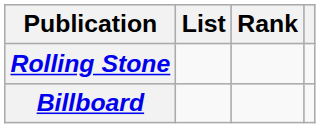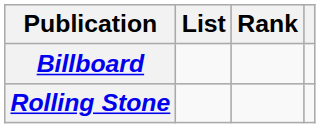rows swapped: (90, 102) <-> (90, 63)
